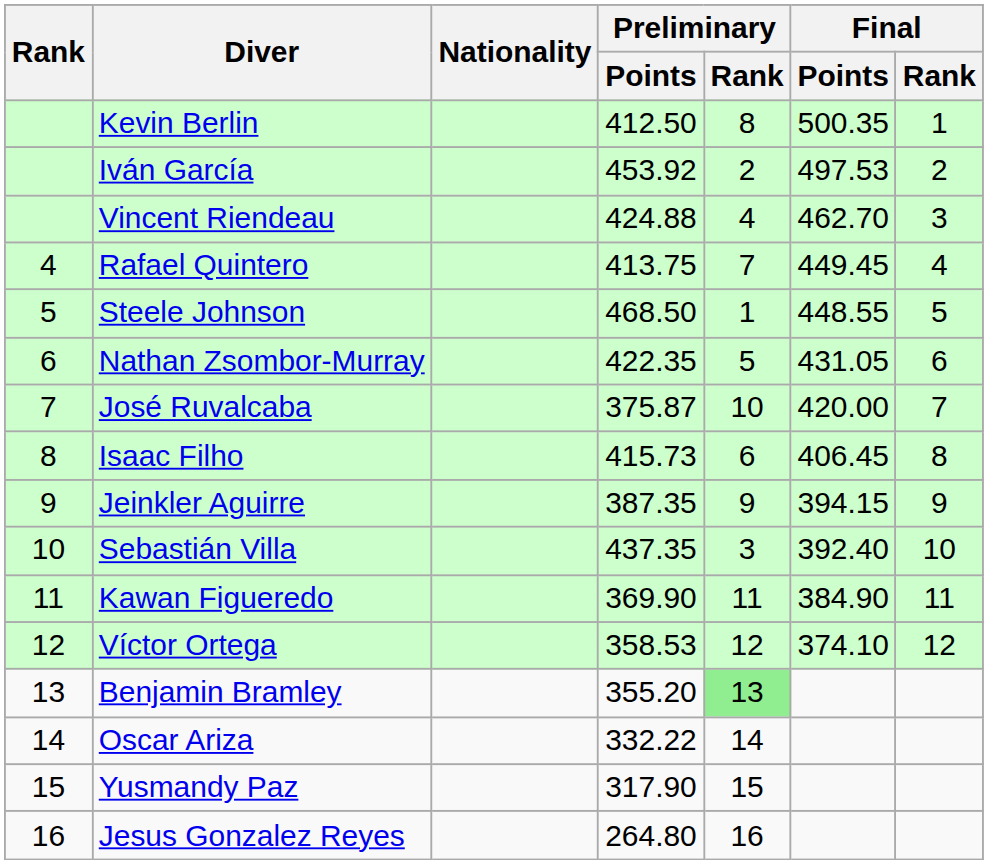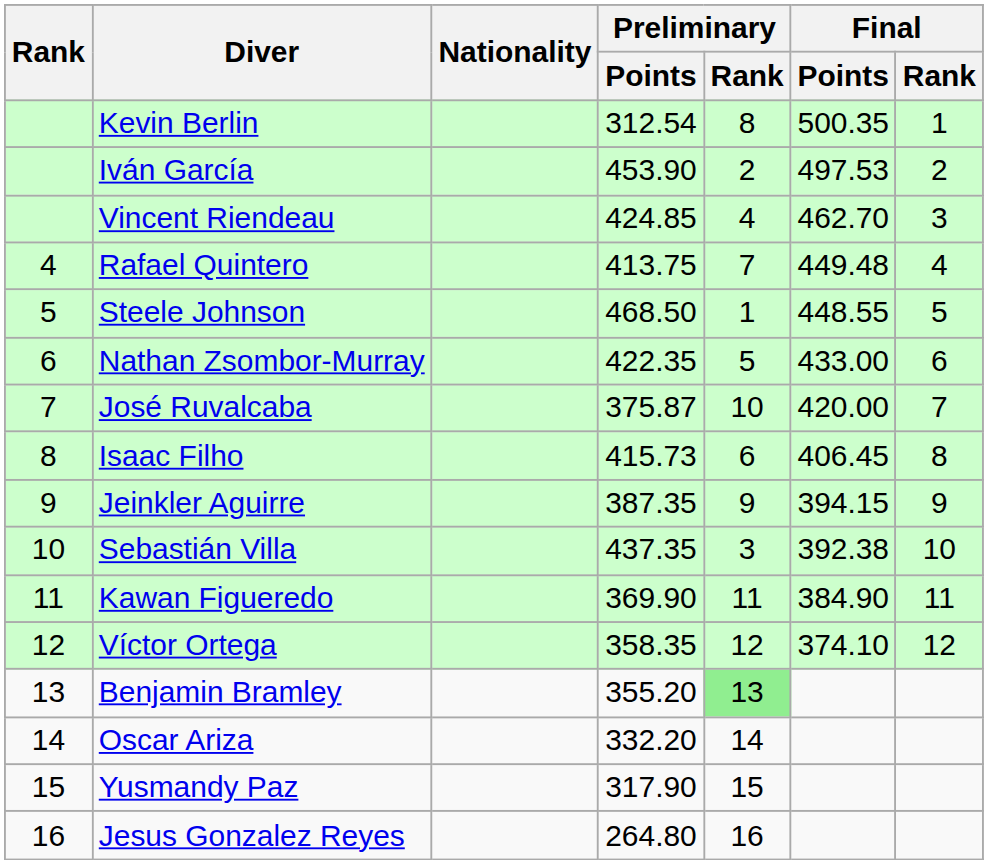(651, 123) 412.50 -> (651, 123) 312.54
(651, 170) 453.92 -> (651, 170) 453.90
(651, 218) 424.88 -> (651, 218) 424.85
(843, 265) 449.45 -> (843, 265) 449.48
(843, 360) 431.05 -> (843, 360) 433.00
(843, 550) 392.40 -> (843, 550) 392.38
(651, 645) 358.53 -> (651, 645) 358.35
(651, 739) 332.22 -> (651, 739) 332.20
